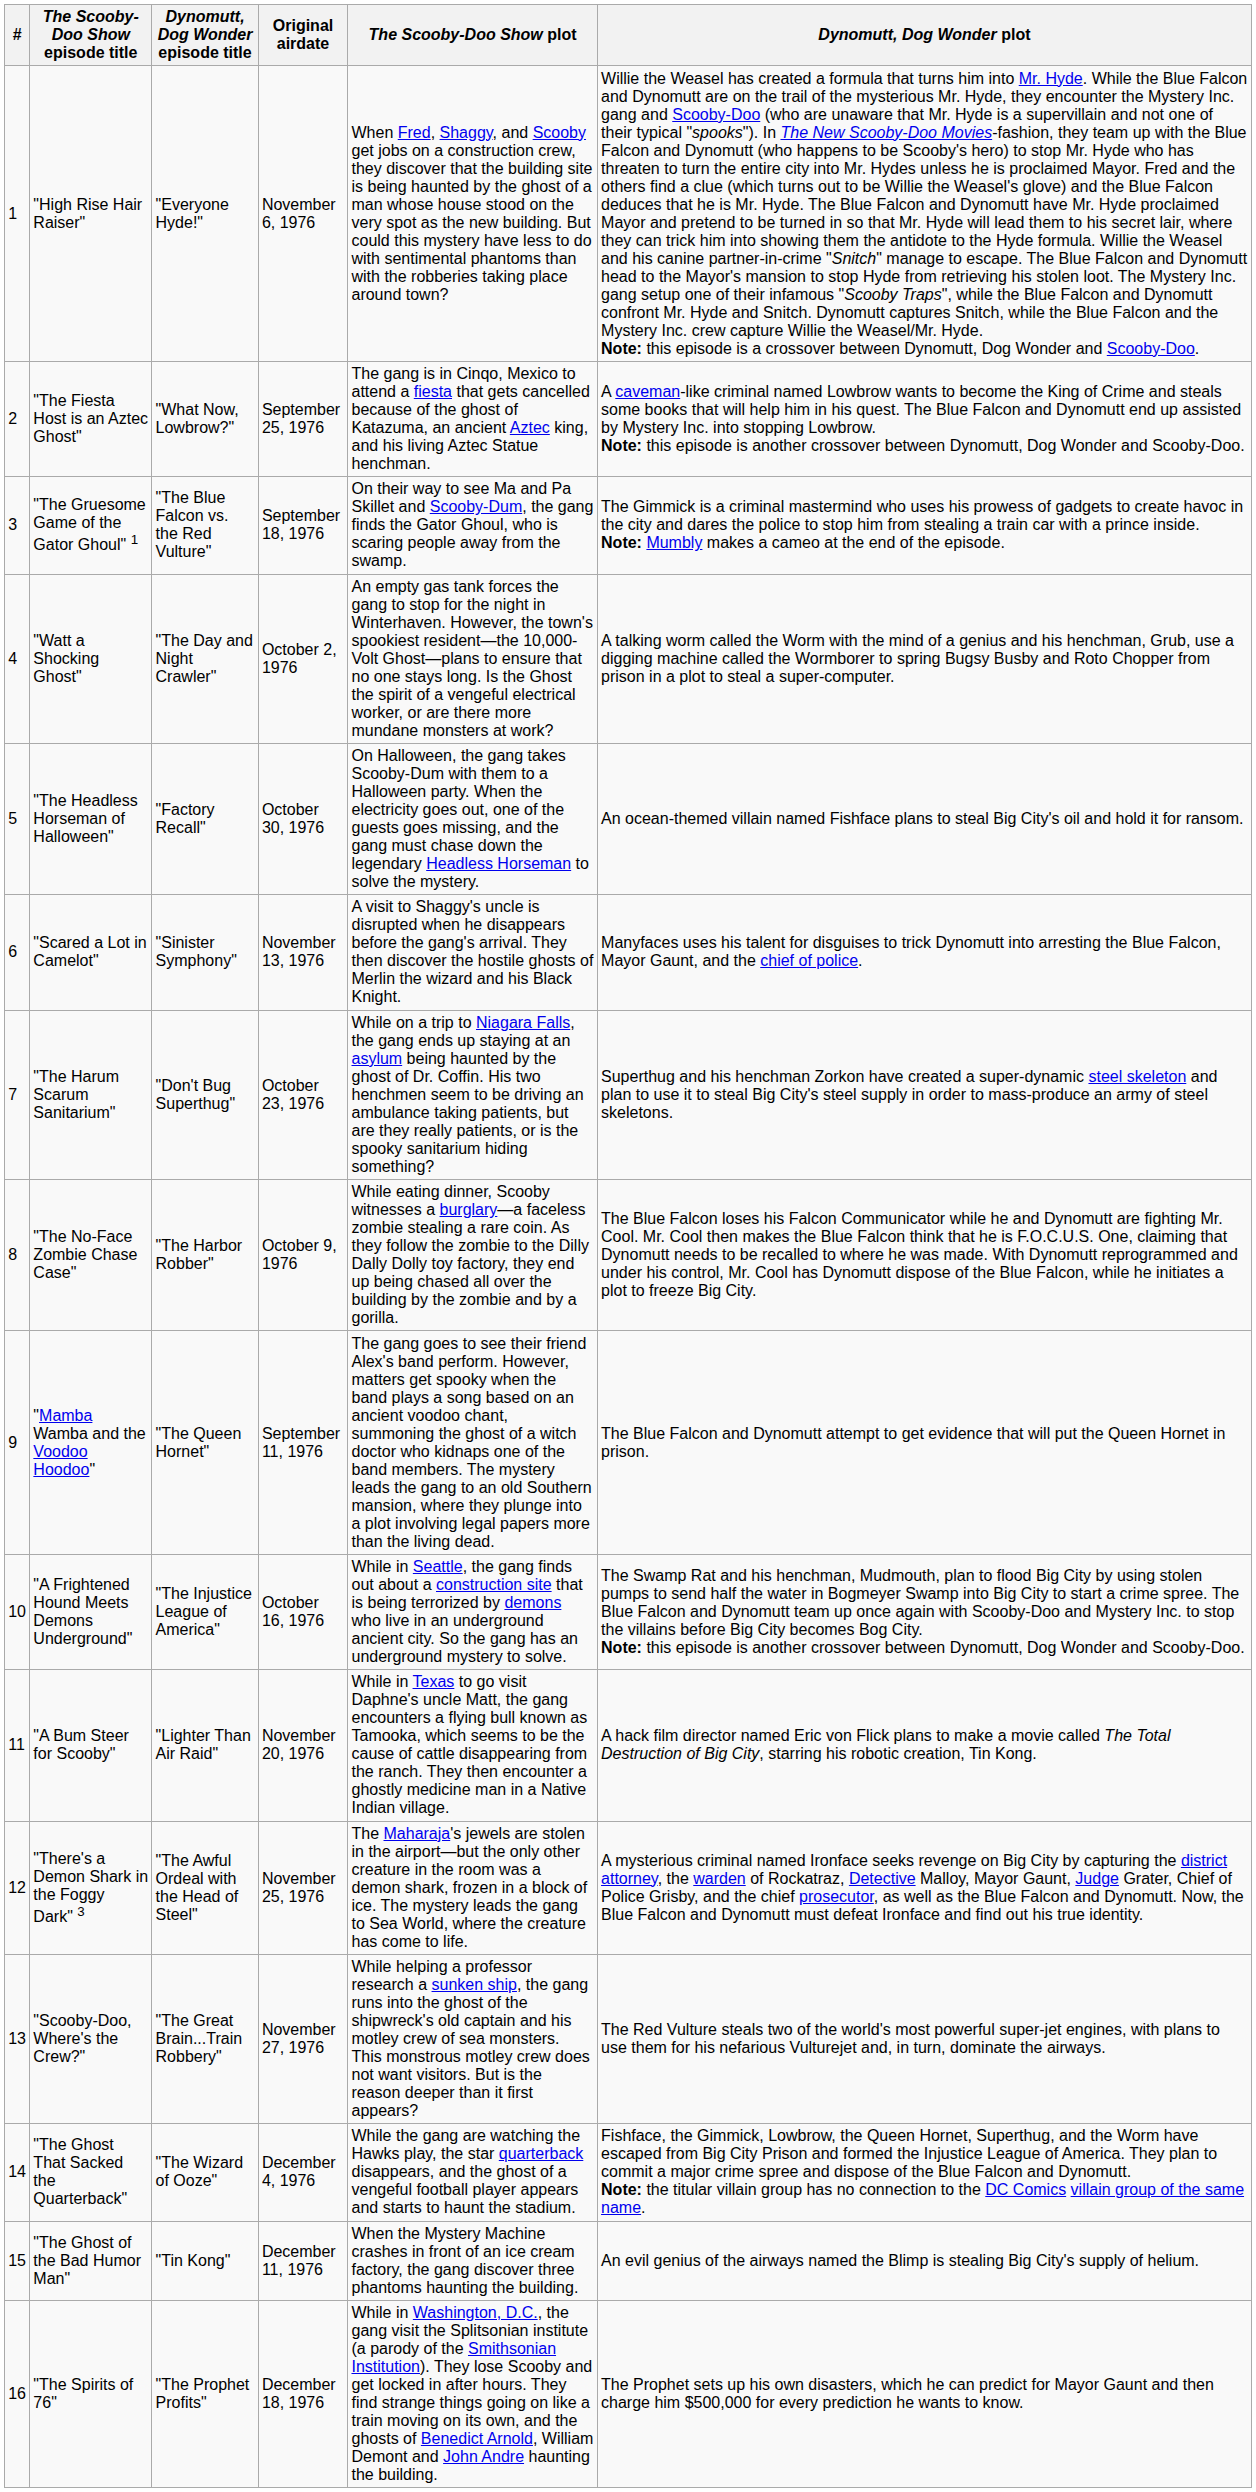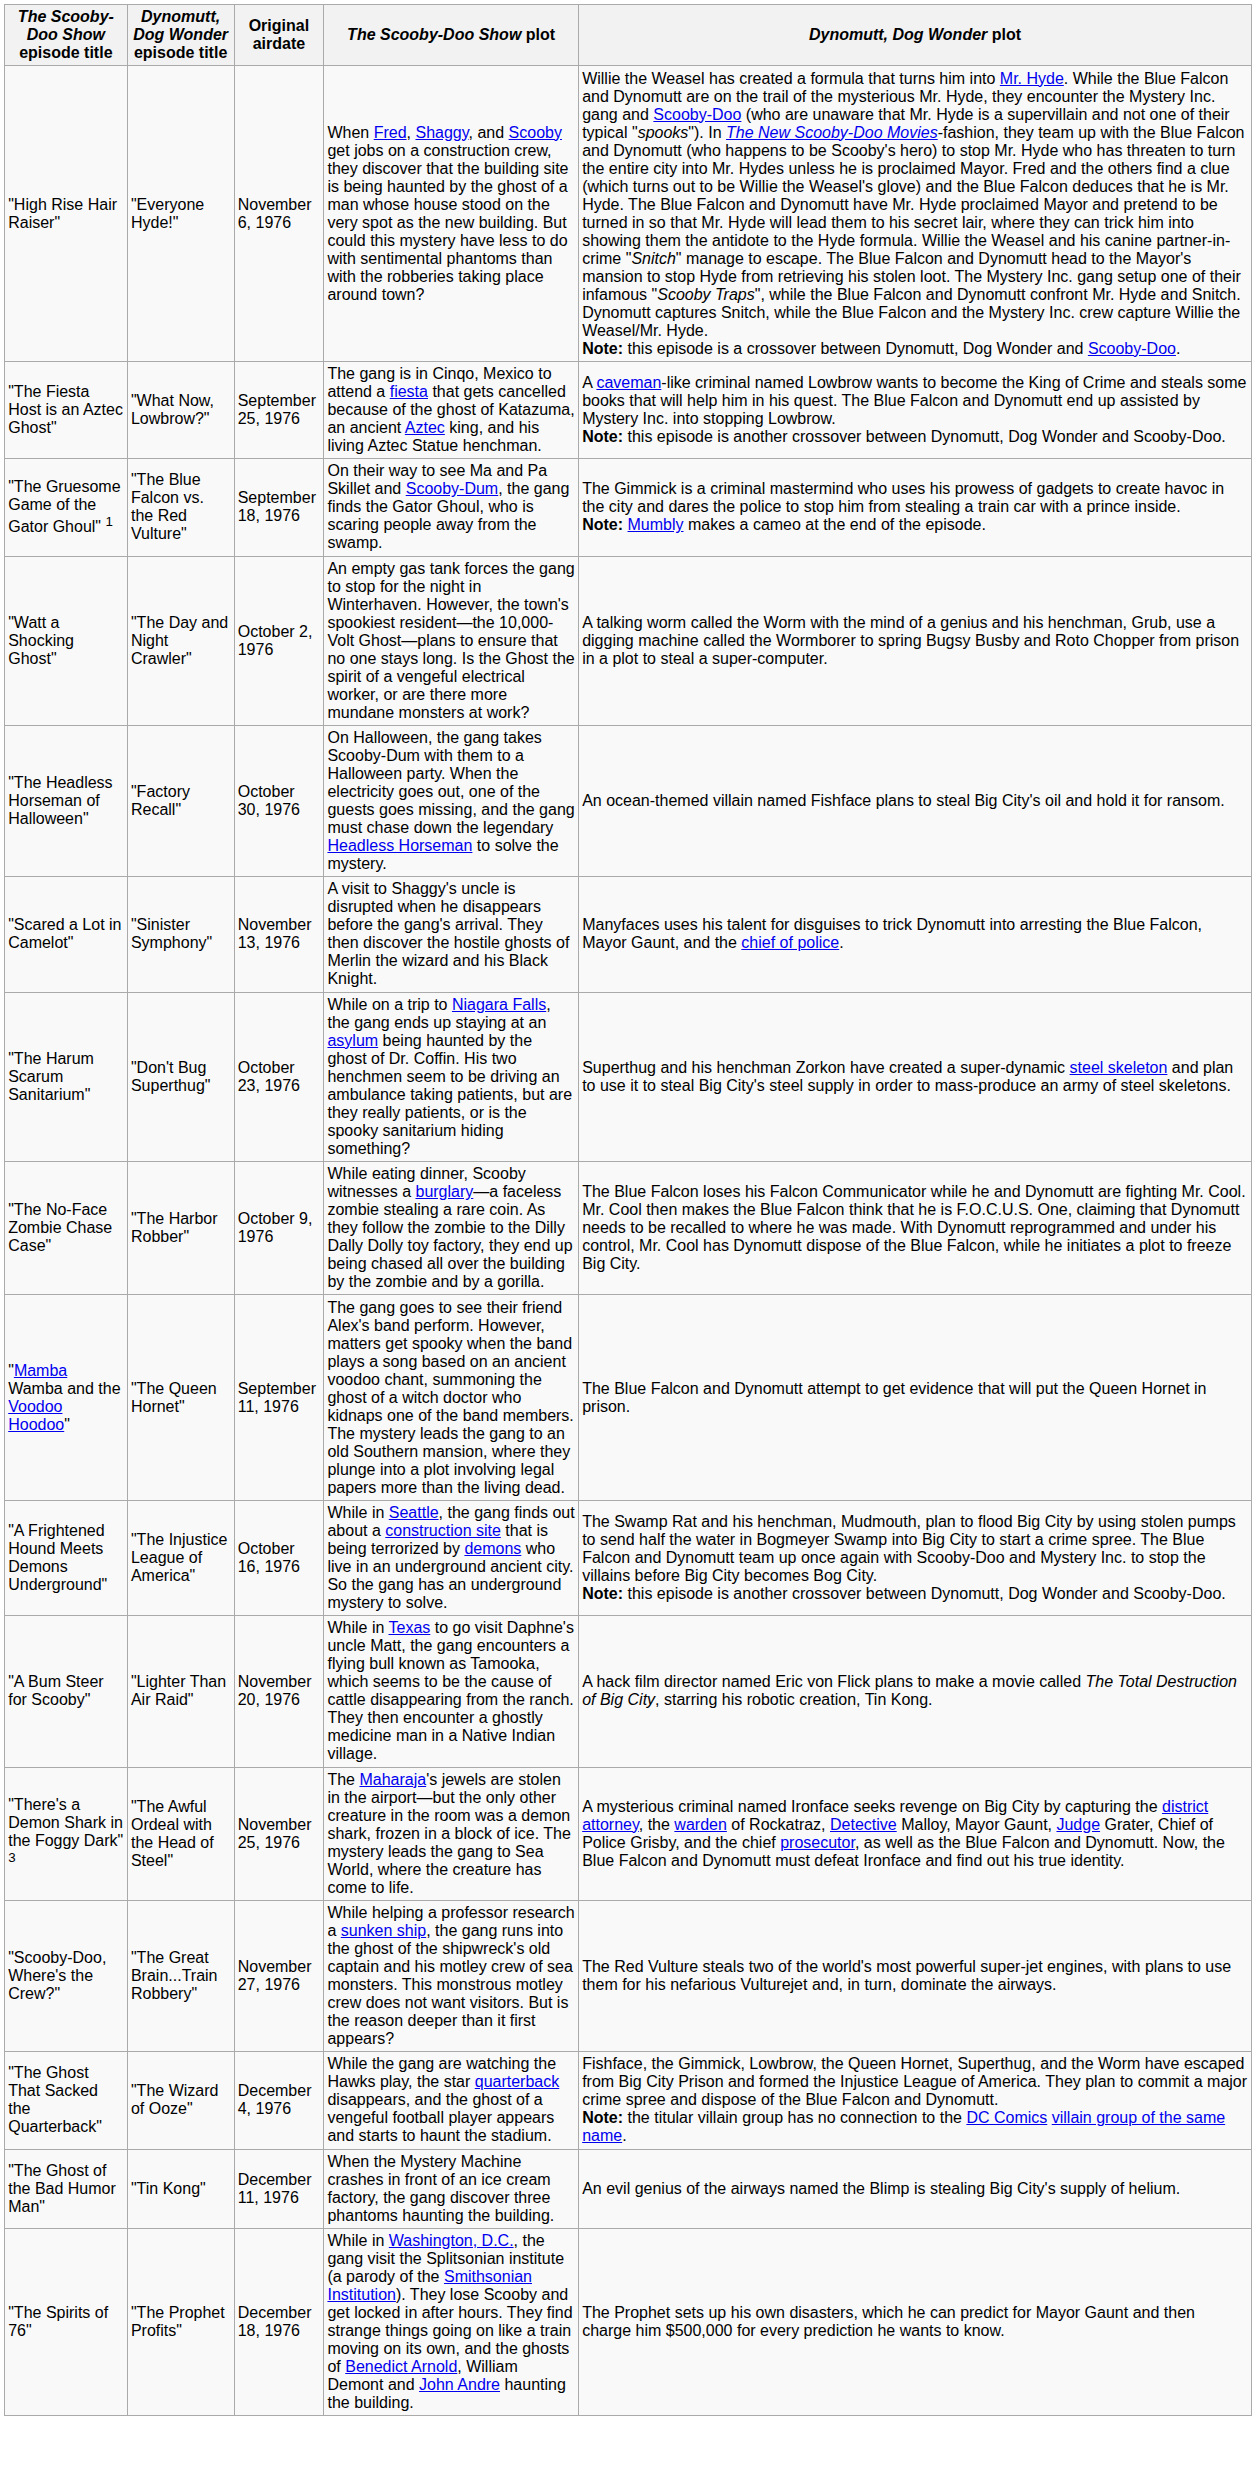- column: (17, 35)
